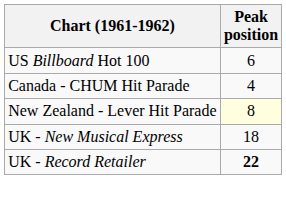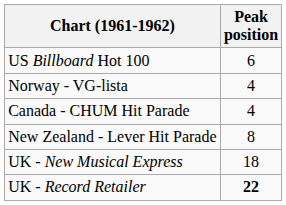+ row: (68, 85)
(251, 111) lightyellow background -> (251, 136) no background
